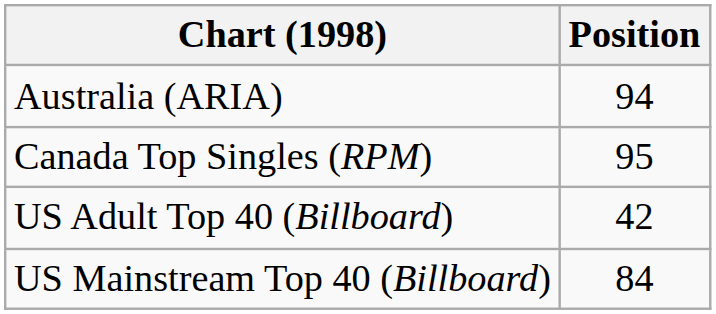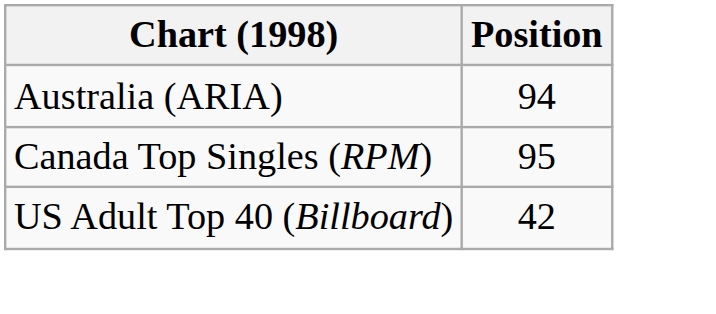- row: (282, 277)
